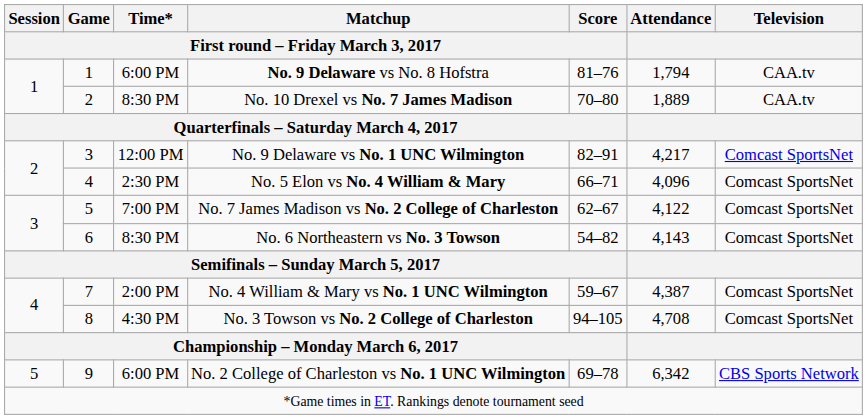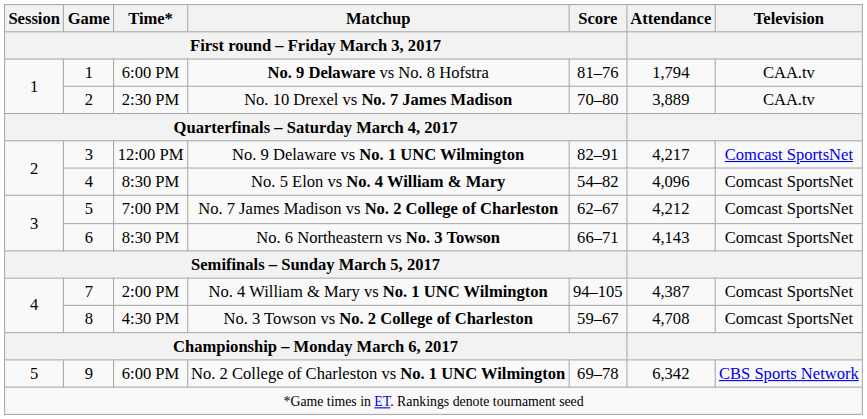(151, 100) 8:30 PM -> (151, 100) 2:30 PM
(671, 100) 1,889 -> (671, 100) 3,889
(151, 182) 2:30 PM -> (151, 182) 8:30 PM
(598, 182) 66–71 -> (598, 182) 54–82
(671, 209) 4,122 -> (671, 209) 4,212
(598, 236) 54–82 -> (598, 236) 66–71
(598, 291) 59–67 -> (598, 291) 94–105
(598, 318) 94–105 -> (598, 318) 59–67
